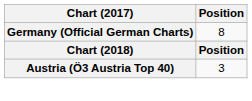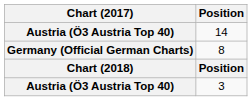+ row: (221, 31)
